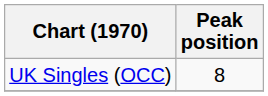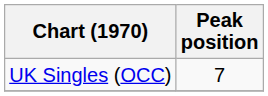(220, 74) 8 -> (220, 74) 7
